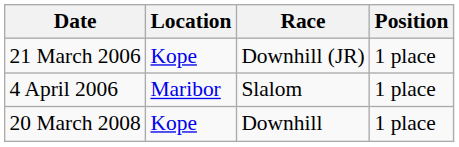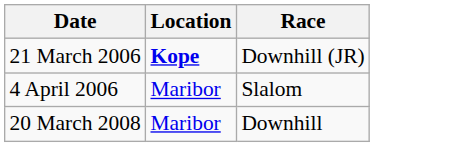- column: (411, 21)
(174, 55) normal -> (175, 55) bold
(174, 123) Kope -> (186, 123) Maribor
